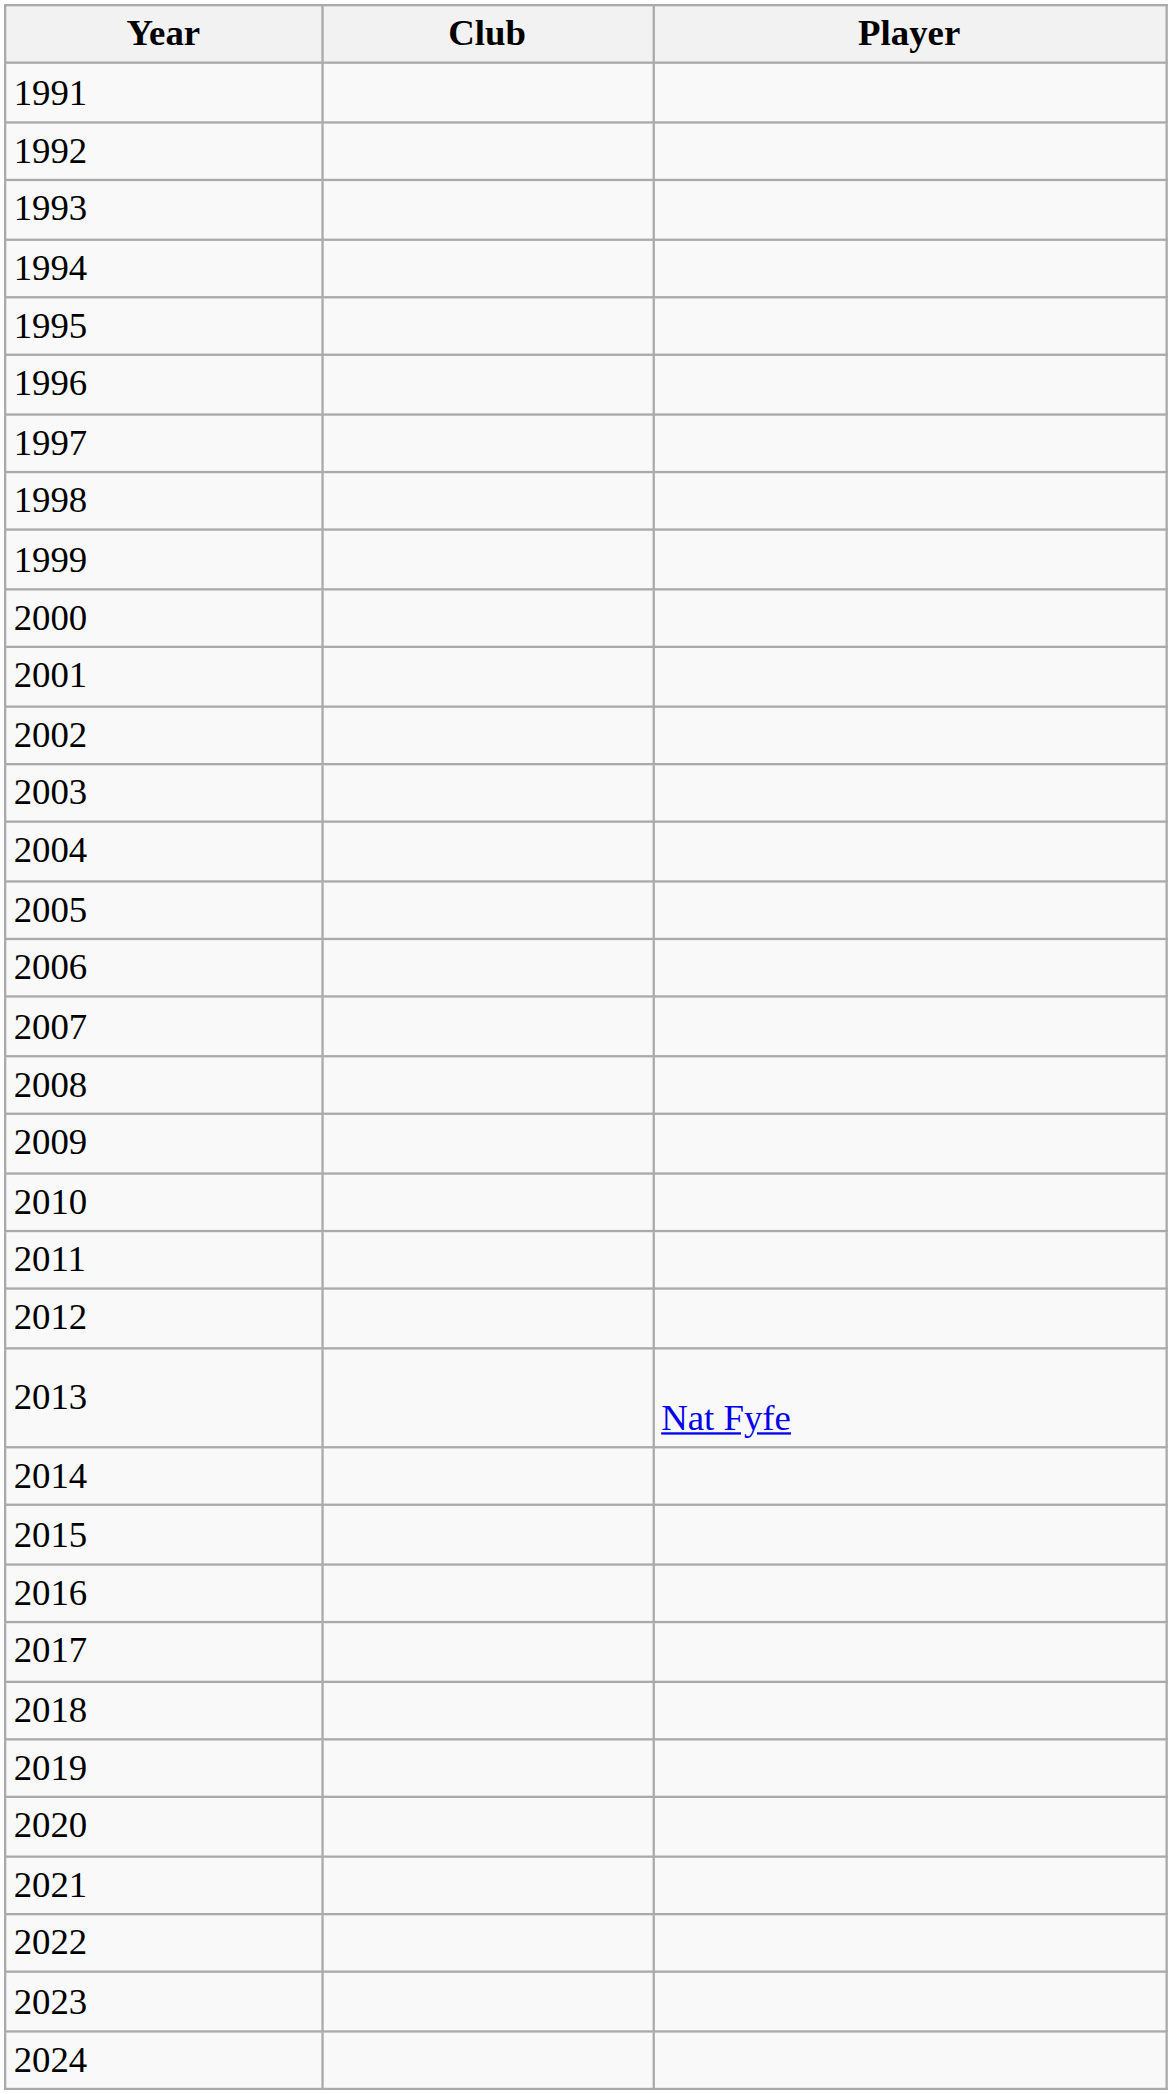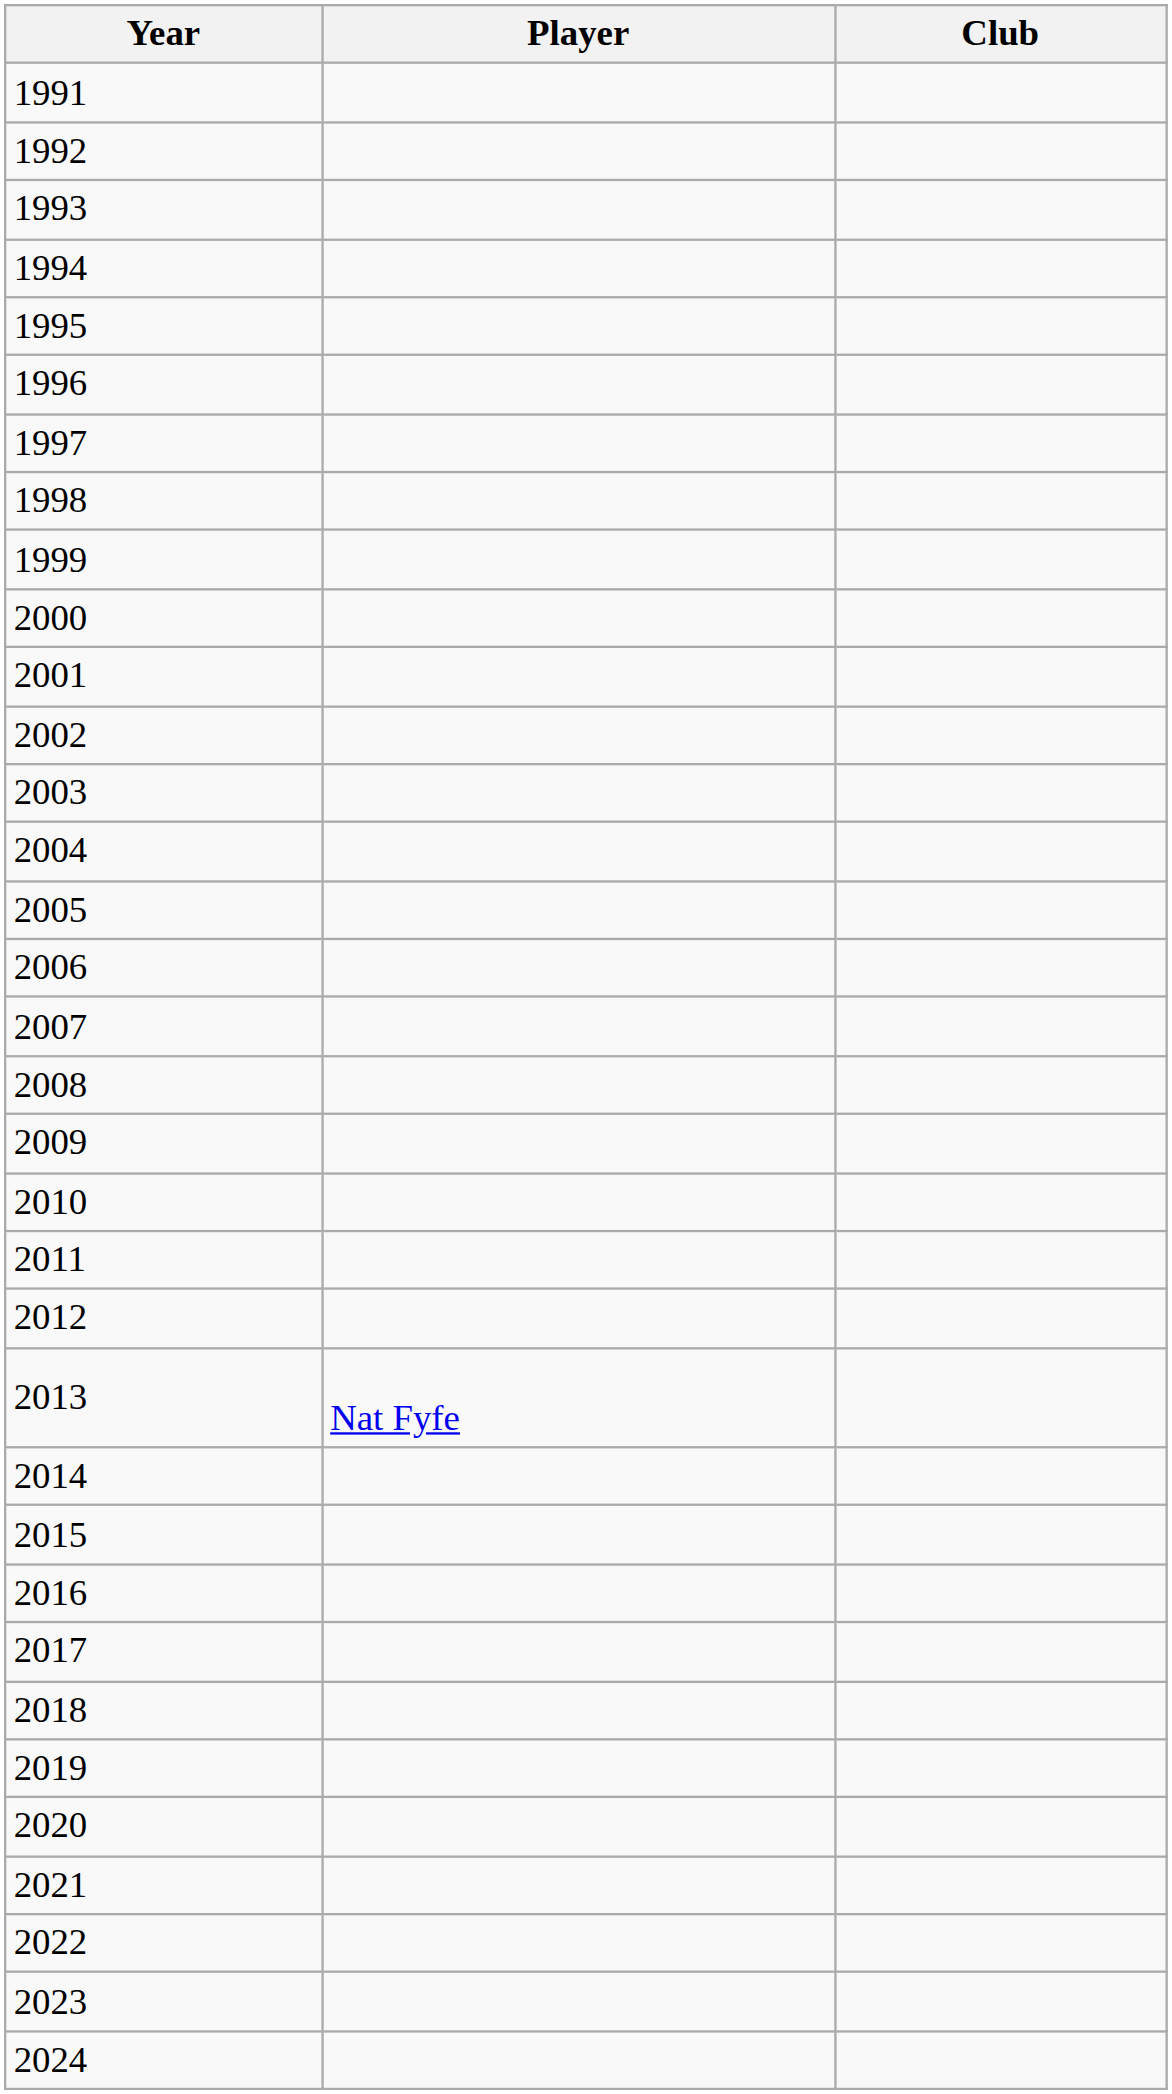columns swapped: (909, 33) <-> (487, 33)
